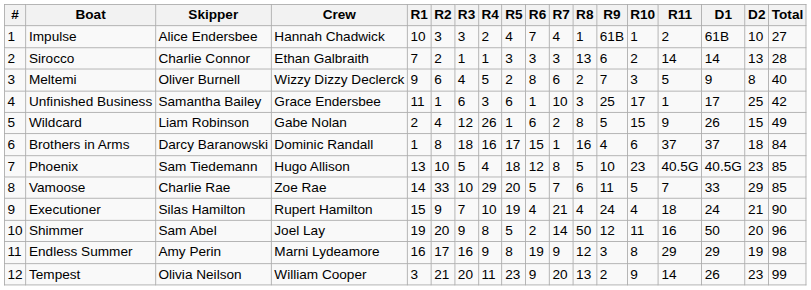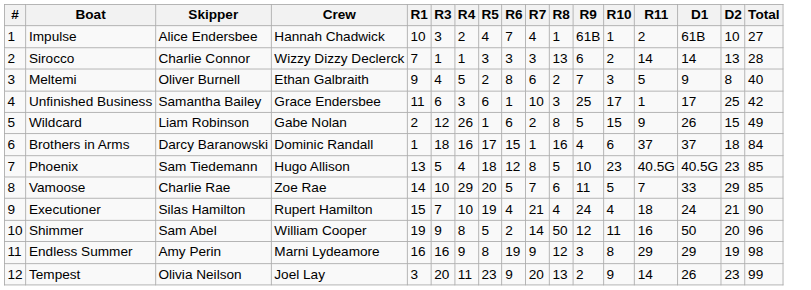- column: (443, 15)
(322, 58) Ethan Galbraith -> (339, 58) Wizzy Dizzy Declerck
(339, 79) Wizzy Dizzy Declerck -> (322, 79) Ethan Galbraith
(300, 230) Joel Lay -> (320, 230) William Cooper
(320, 274) William Cooper -> (300, 274) Joel Lay
